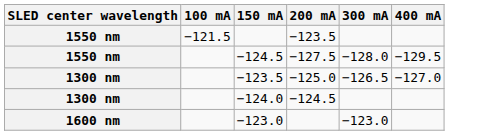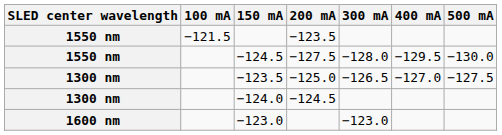+ column: (471, 15)
